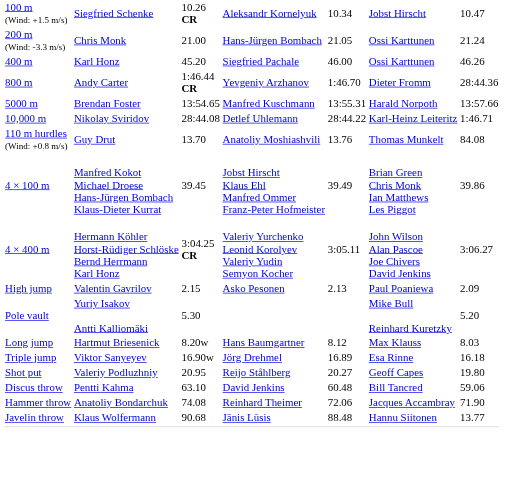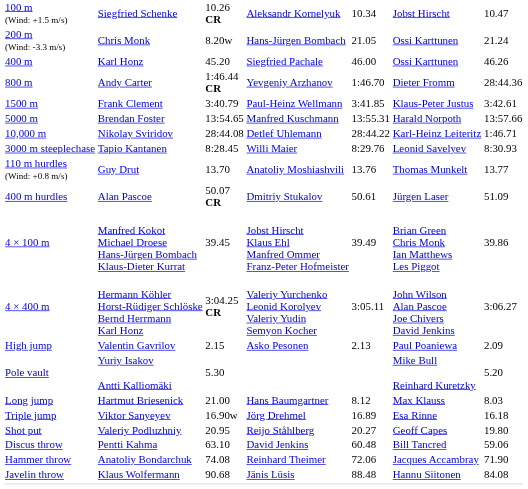(194, 40) 21.00 -> (219, 40) 8.20w
+ row: (22, 103)
+ row: (50, 148)
(472, 139) 84.08 -> (496, 169) 13.77
+ row: (36, 197)
(195, 343) 8.20w -> (218, 400) 21.00
(472, 418) 13.77 -> (496, 475) 84.08
